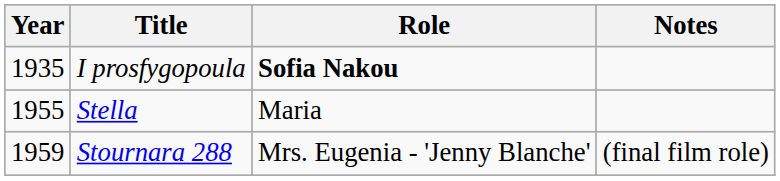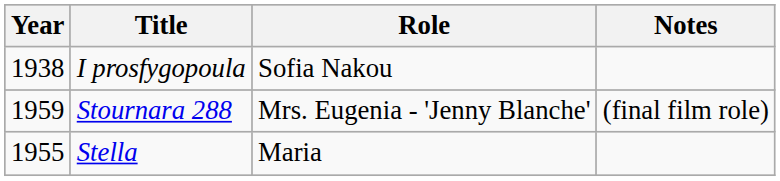(38, 68) 1935 -> (38, 68) 1938
(328, 68) bold -> (325, 68) normal
rows swapped: (107, 110) <-> (154, 152)
